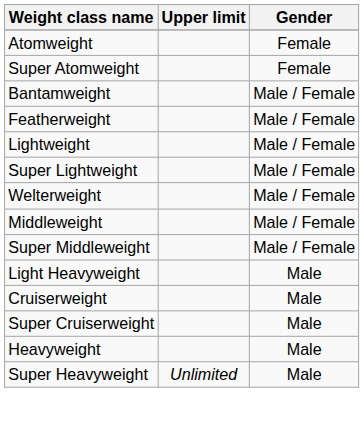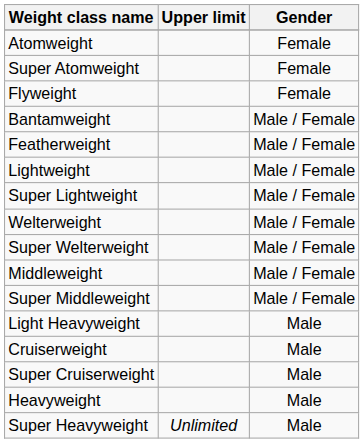+ row: (42, 94)
+ row: (78, 247)
